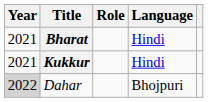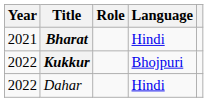(22, 62) 2021 -> (22, 62) 2022
(148, 62) Hindi -> (157, 62) Bhojpuri
(22, 85) lightgrey background -> (22, 85) no background
(157, 85) Bhojpuri -> (148, 85) Hindi
